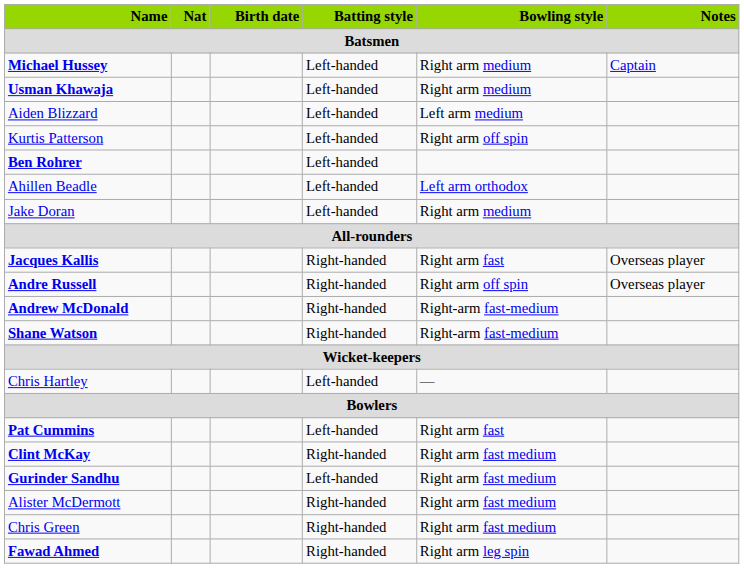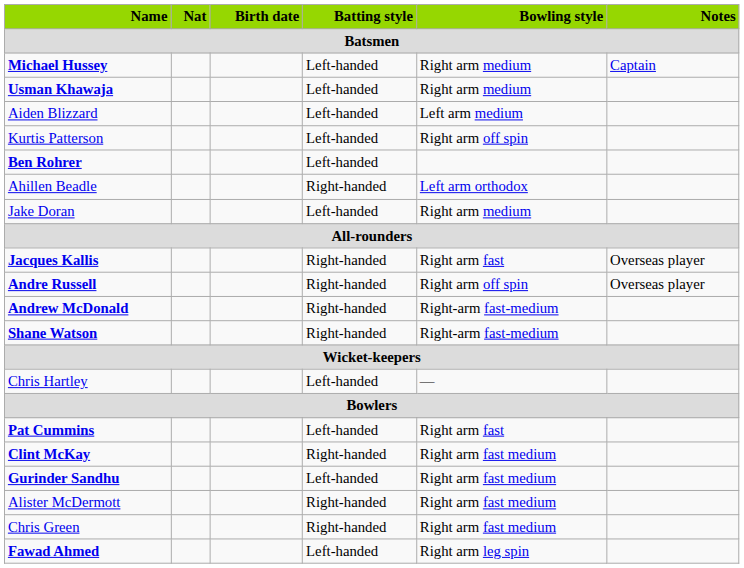(342, 187) Left-handed -> (346, 187) Right-handed
(346, 551) Right-handed -> (342, 551) Left-handed
